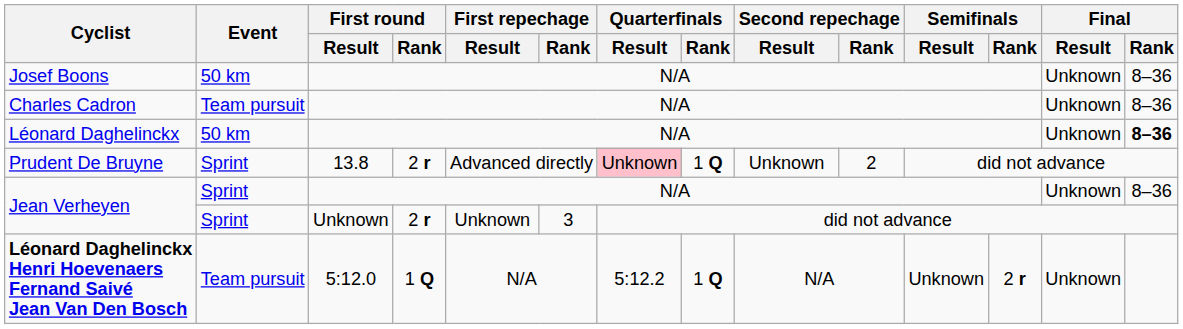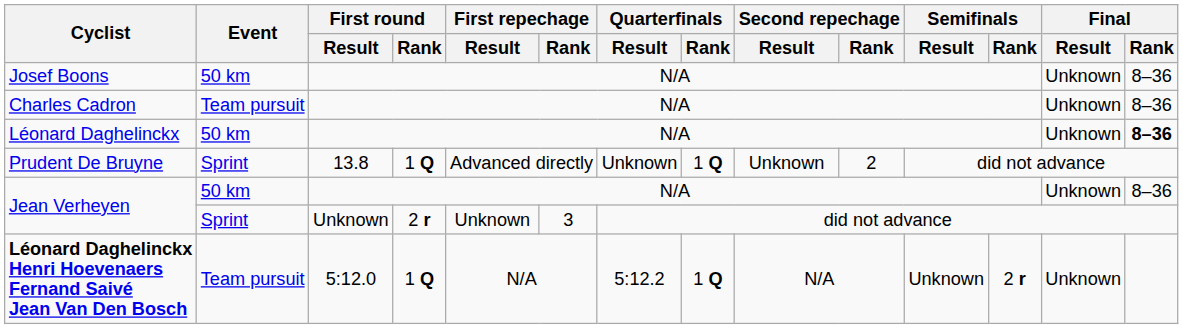(419, 163) 2 r -> (419, 163) 1 Q
(639, 163) pink background -> (639, 163) no background
(224, 191) Sprint -> (225, 191) 50 km
